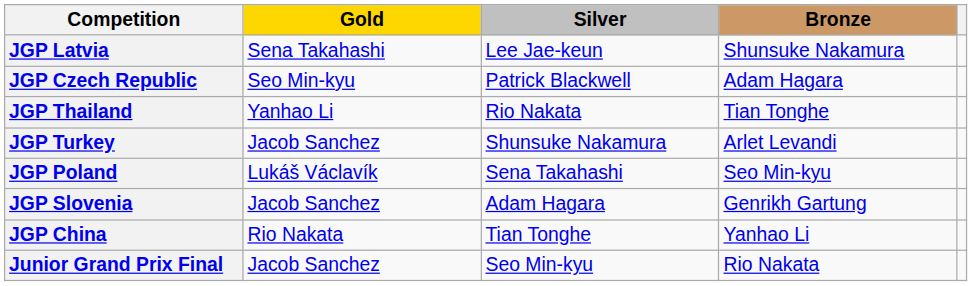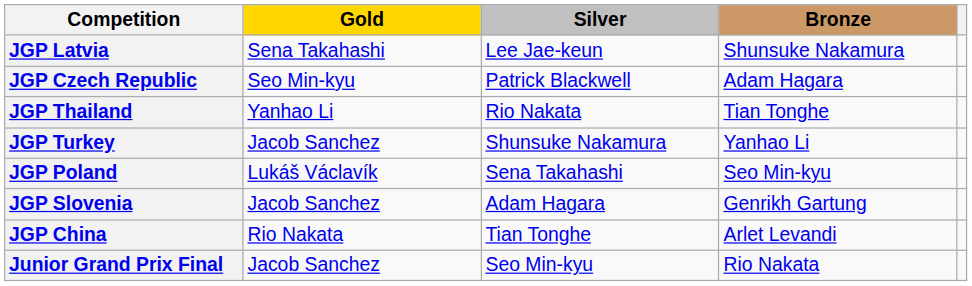(780, 142) Arlet Levandi -> (766, 142) Yanhao Li
(766, 234) Yanhao Li -> (780, 234) Arlet Levandi
